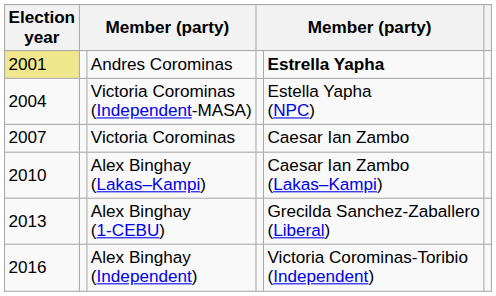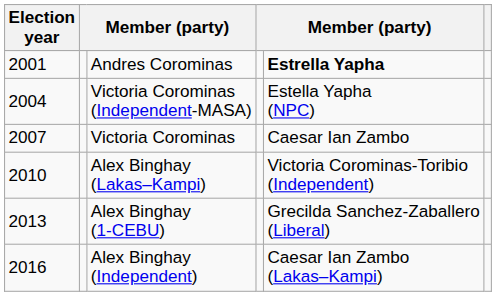(28, 64) khaki background -> (28, 64) no background
(338, 174) Caesar Ian Zambo (Lakas–Kampi) -> (368, 174) Victoria Corominas-Toribio (Independent)
(368, 267) Victoria Corominas-Toribio (Independent) -> (338, 267) Caesar Ian Zambo (Lakas–Kampi)
